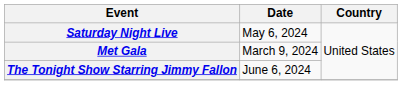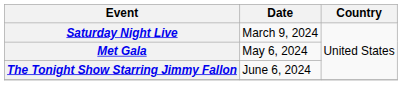(275, 32) May 6, 2024 -> (280, 32) March 9, 2024
(280, 51) March 9, 2024 -> (275, 51) May 6, 2024
